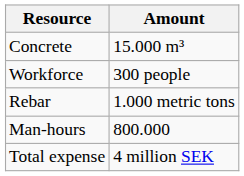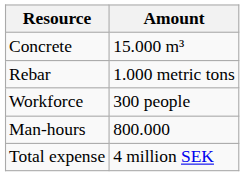rows swapped: (30, 101) <-> (46, 74)
